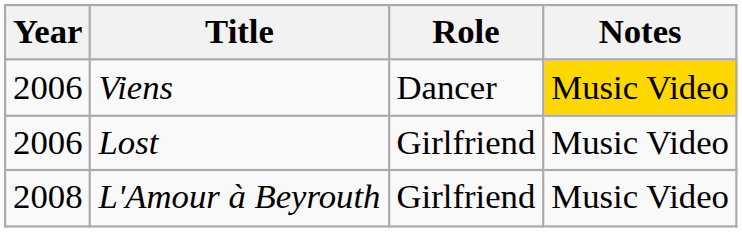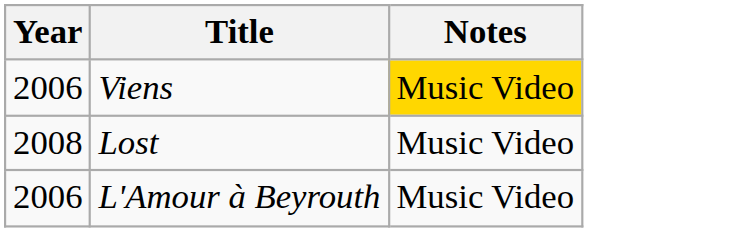- column: (466, 32)
(48, 142) 2006 -> (48, 142) 2008
(48, 197) 2008 -> (48, 197) 2006
